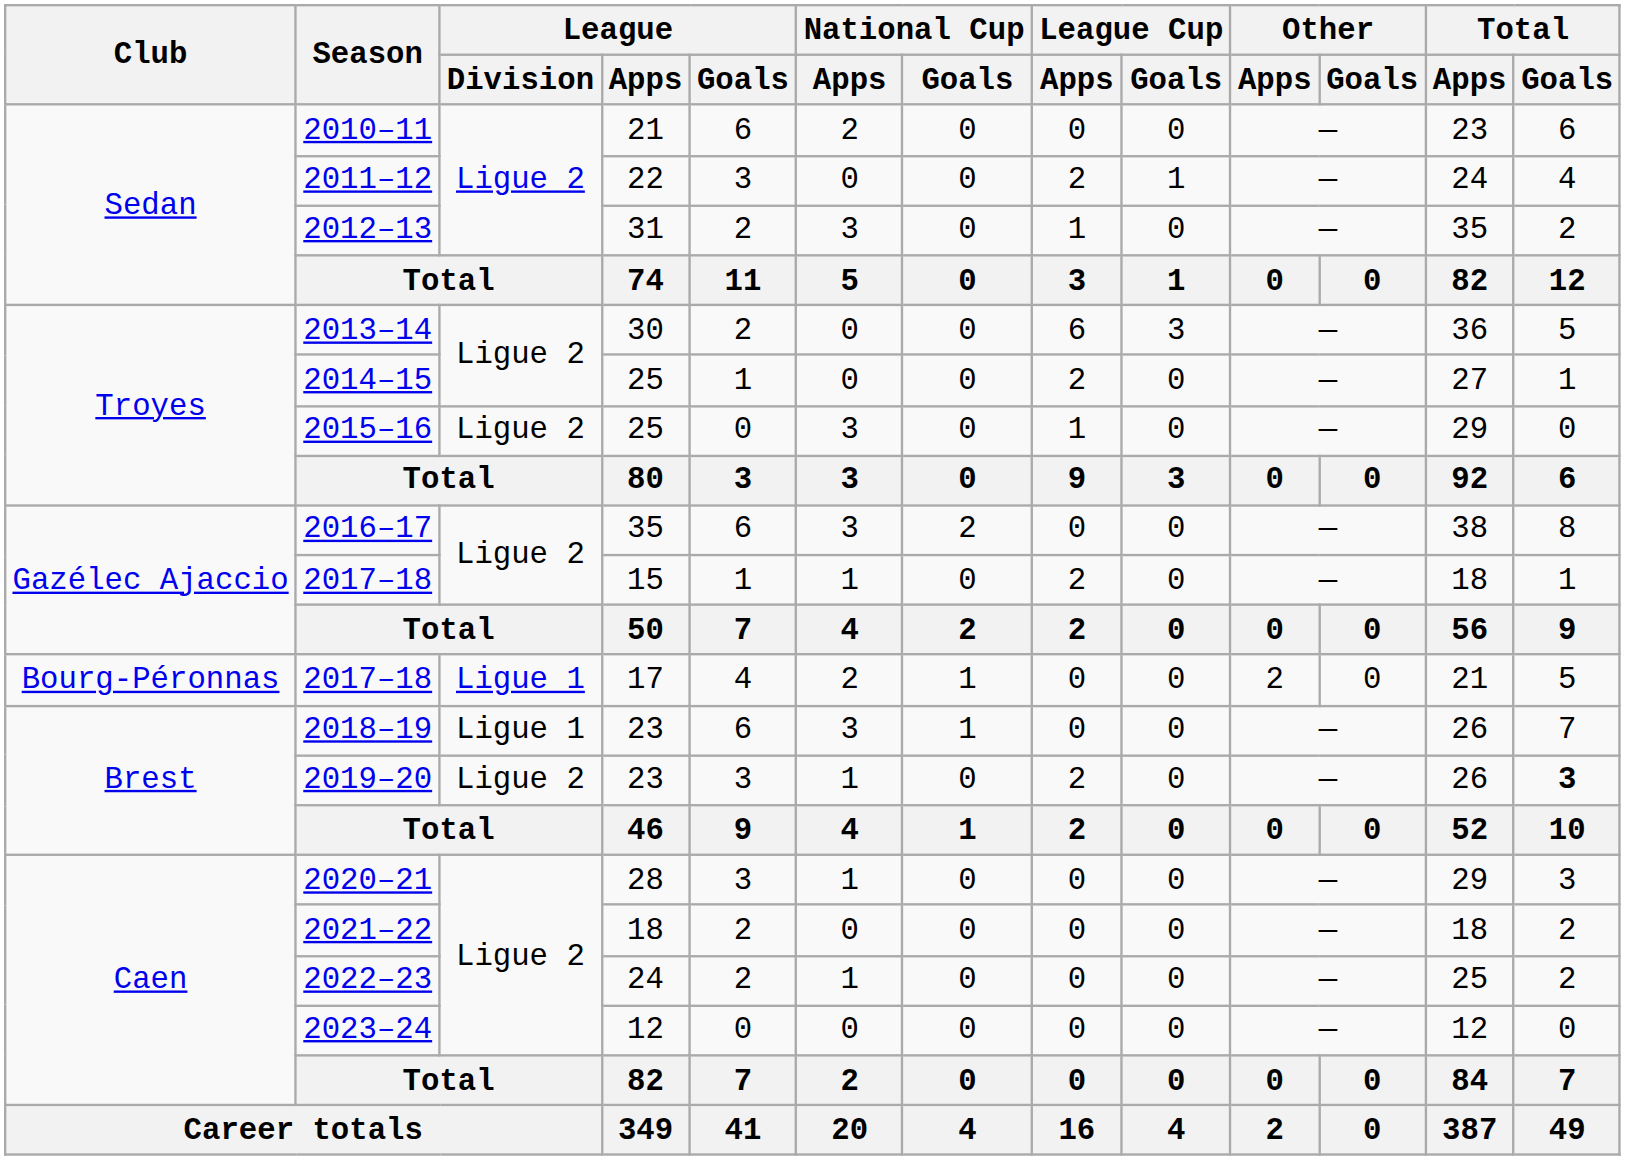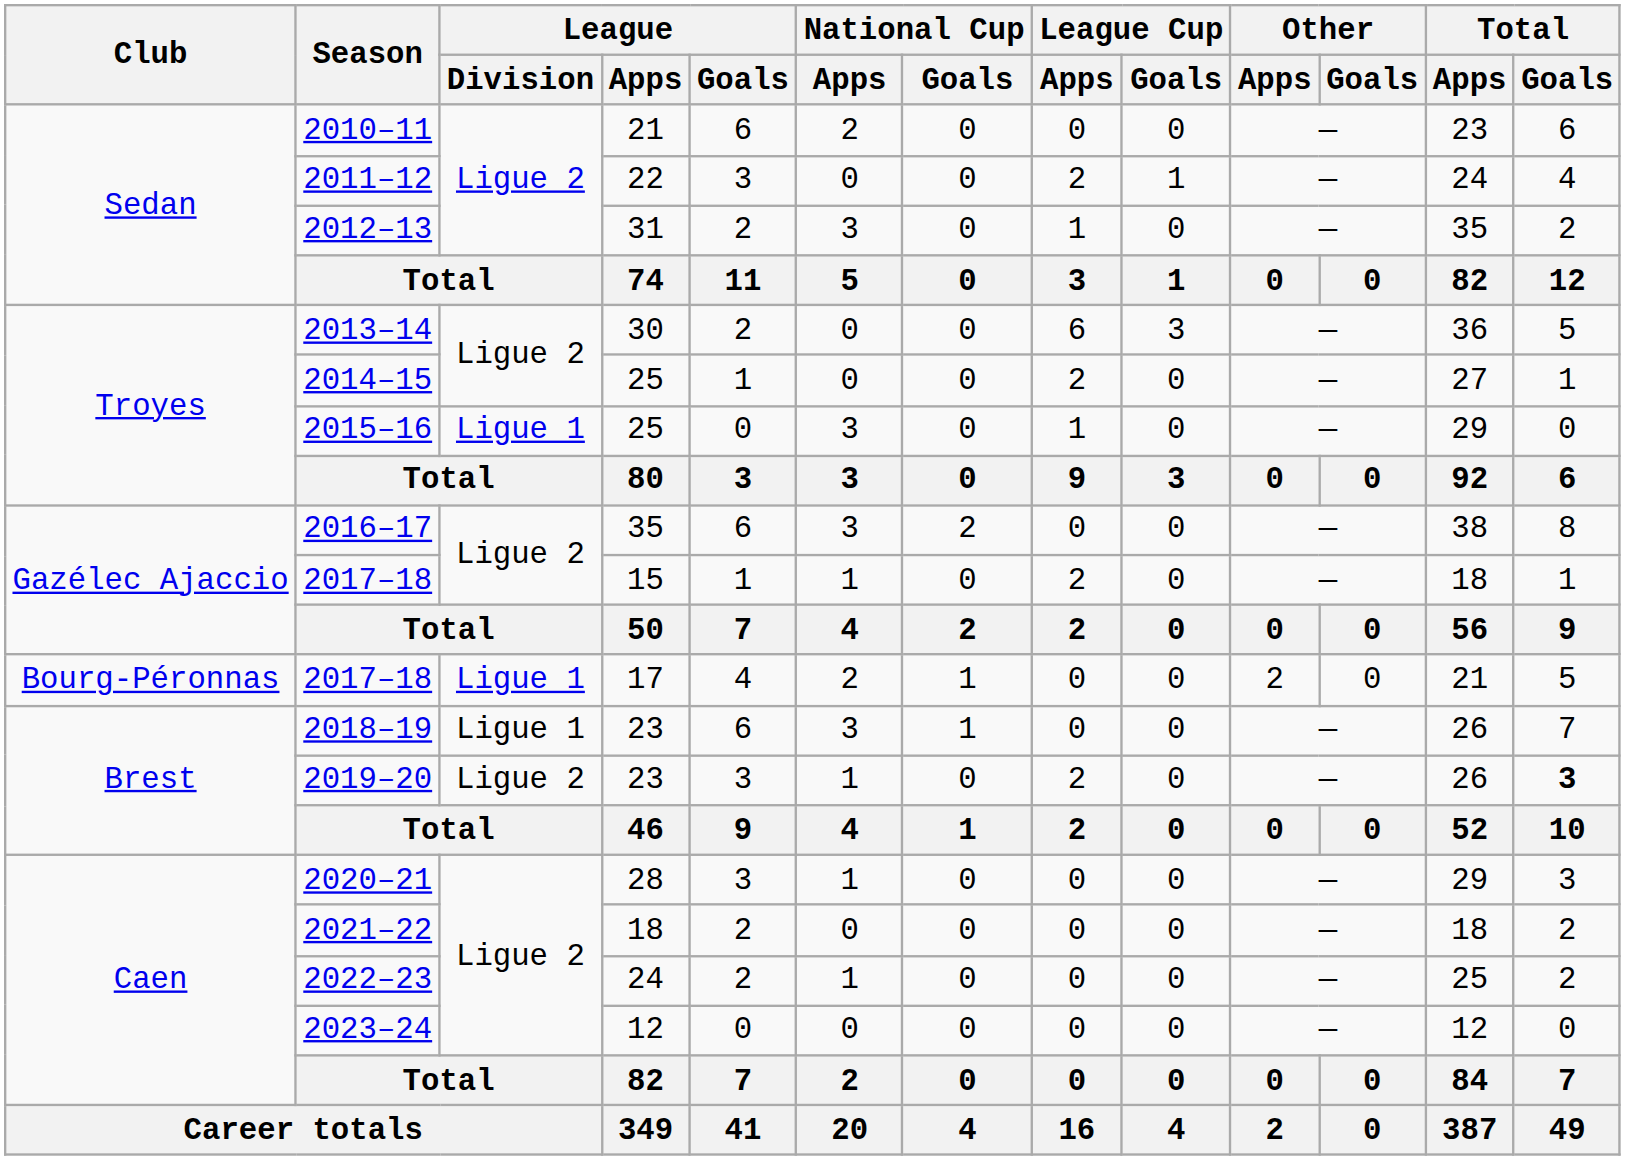(520, 430) Ligue 2 -> (520, 430) Ligue 1
